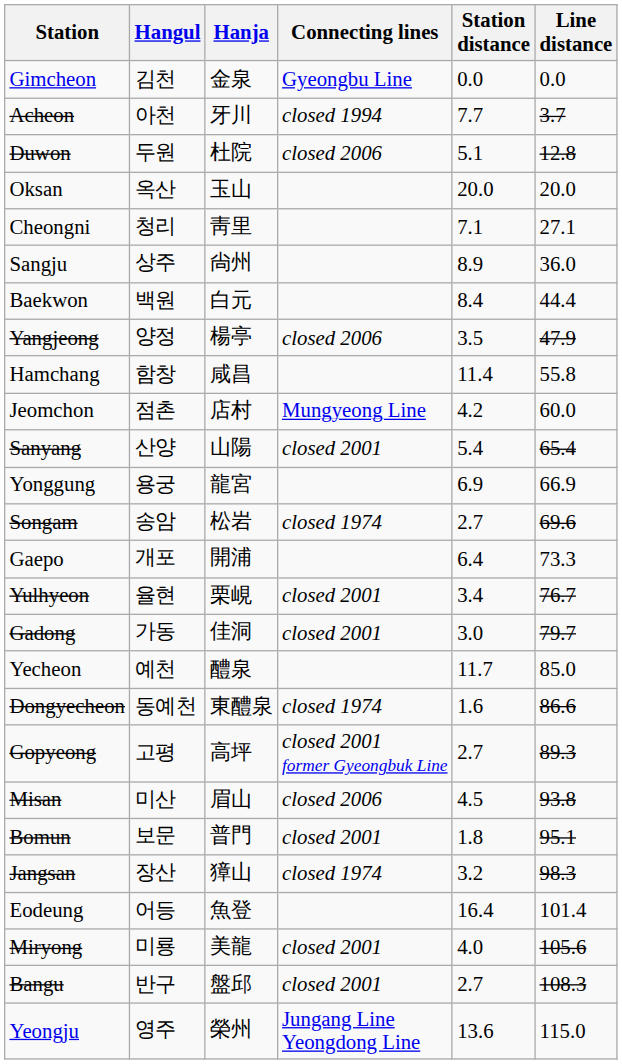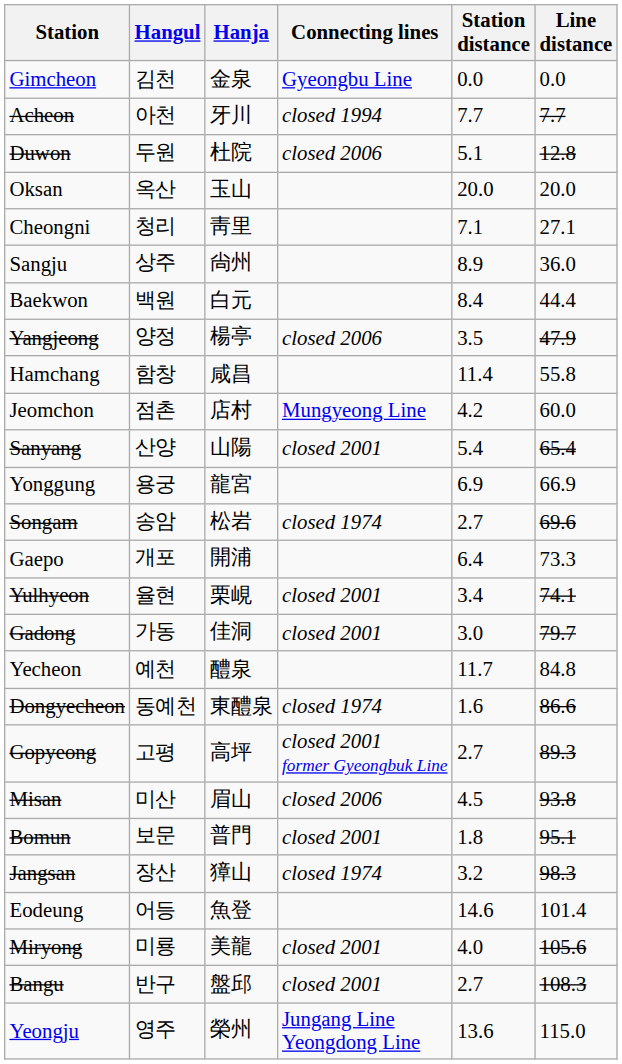(553, 116) 3.7 -> (553, 116) 7.7
(558, 595) 76.7 -> (558, 595) 74.1
(558, 669) 85.0 -> (558, 669) 84.8
(475, 910) 16.4 -> (475, 910) 14.6
